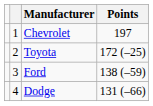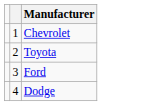- column: (123, 14)
